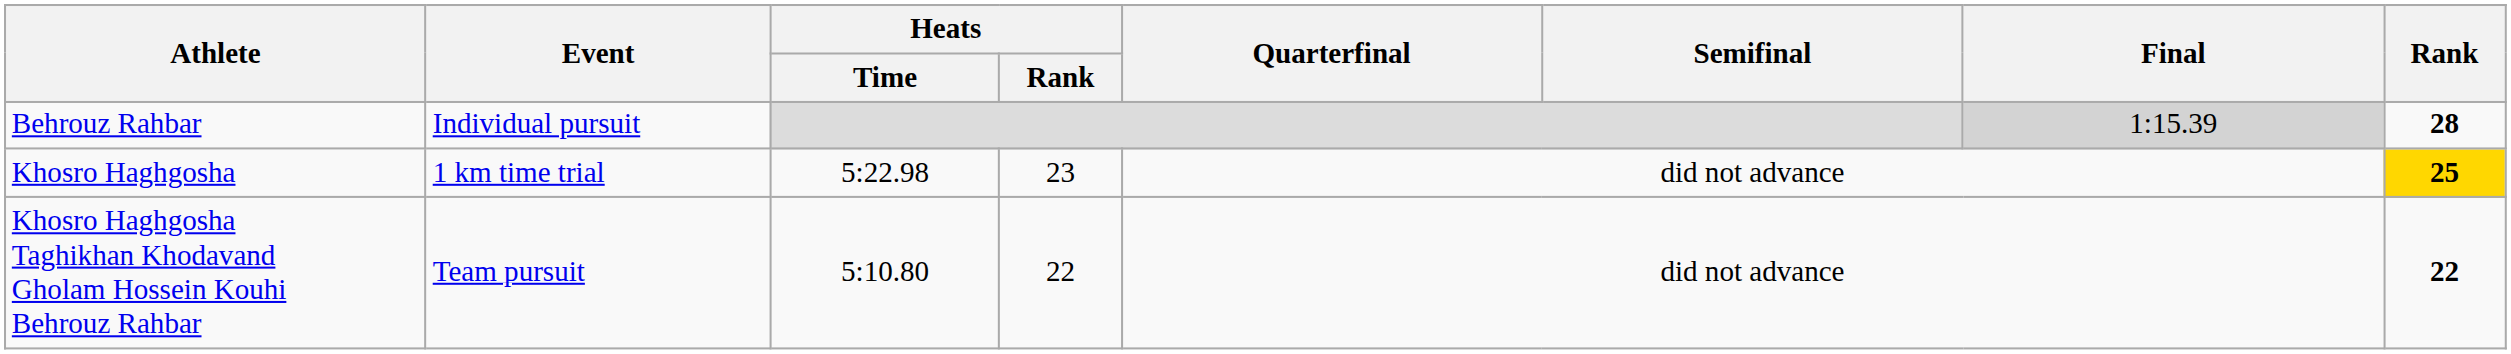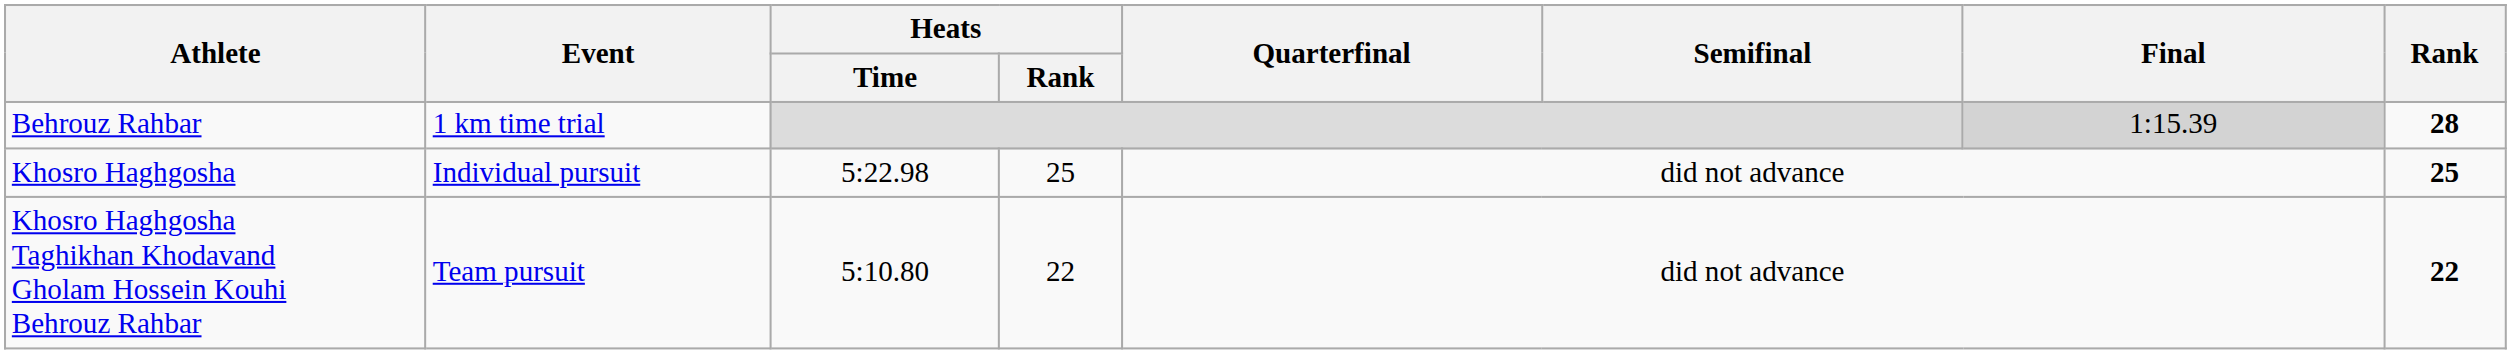(536, 124) Individual pursuit -> (519, 124) 1 km time trial
(519, 172) 1 km time trial -> (536, 172) Individual pursuit
(1060, 172) 23 -> (1060, 172) 25
(2444, 172) gold background -> (2444, 172) no background
